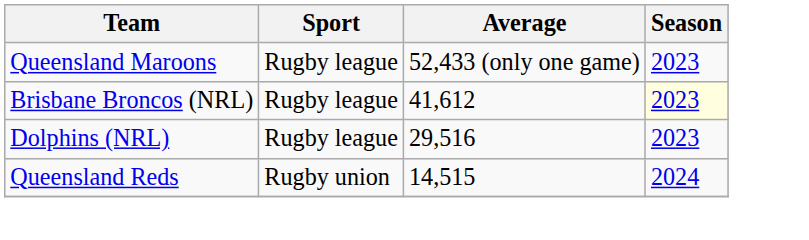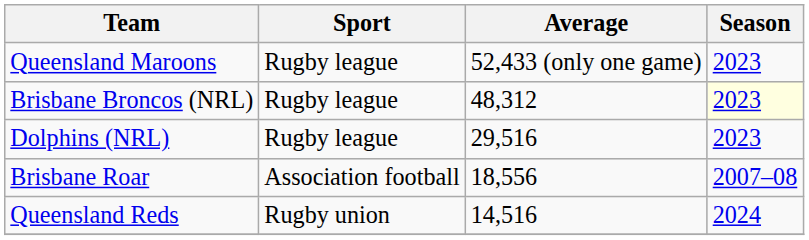(442, 100) 41,612 -> (504, 100) 48,312
+ row: (80, 176)
(442, 176) 14,515 -> (504, 215) 14,516
